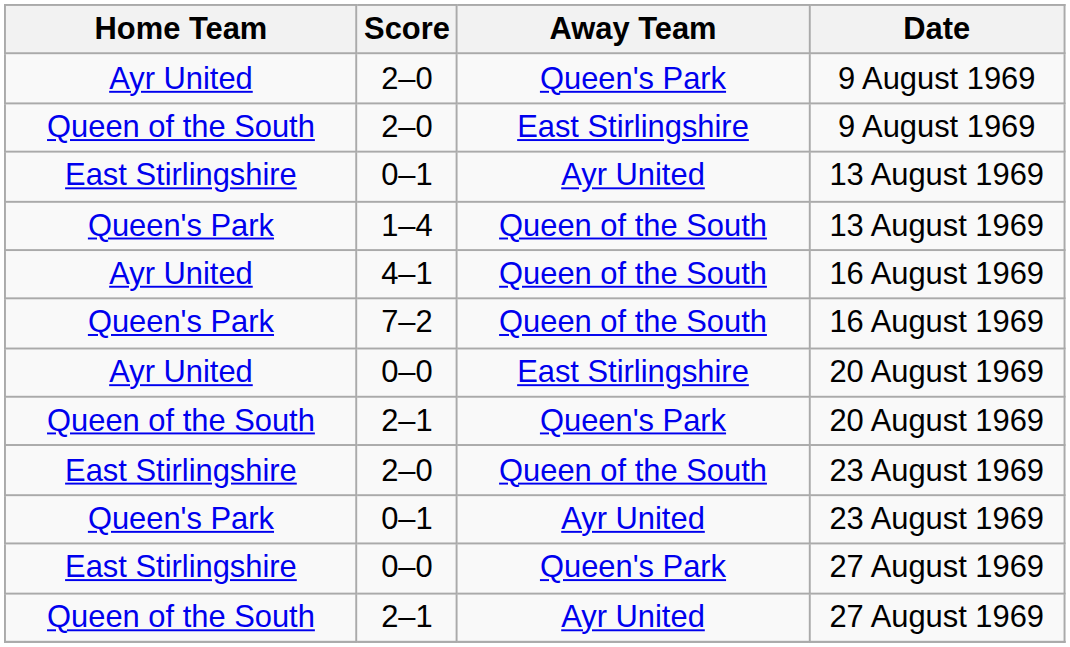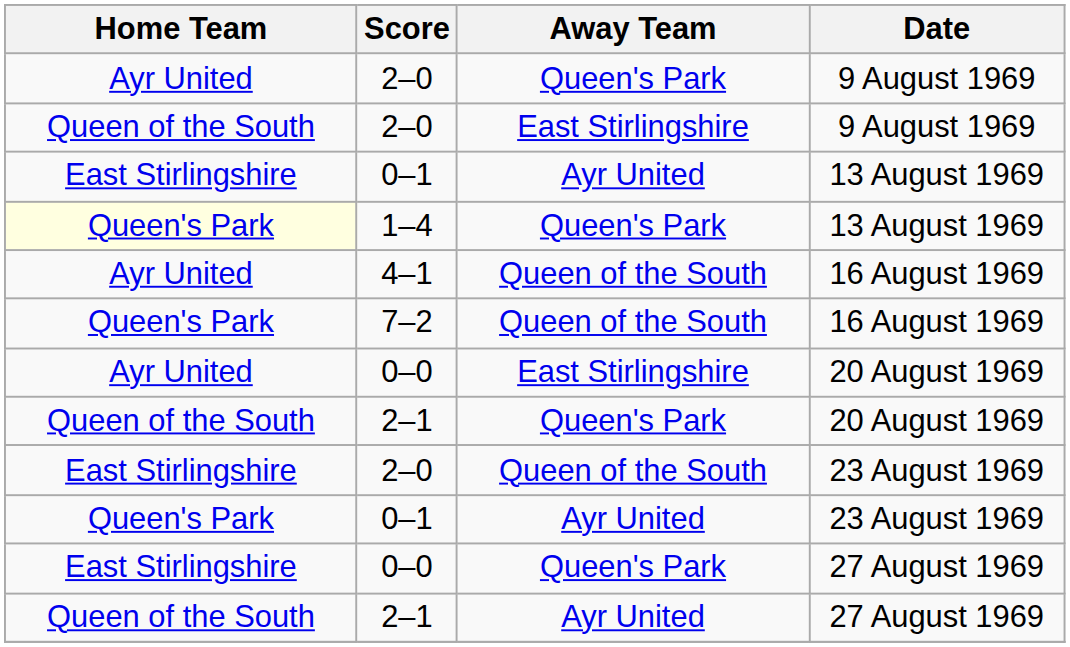(181, 224) no background -> (181, 224) lightyellow background
(633, 224) Queen of the South -> (633, 224) Queen's Park
